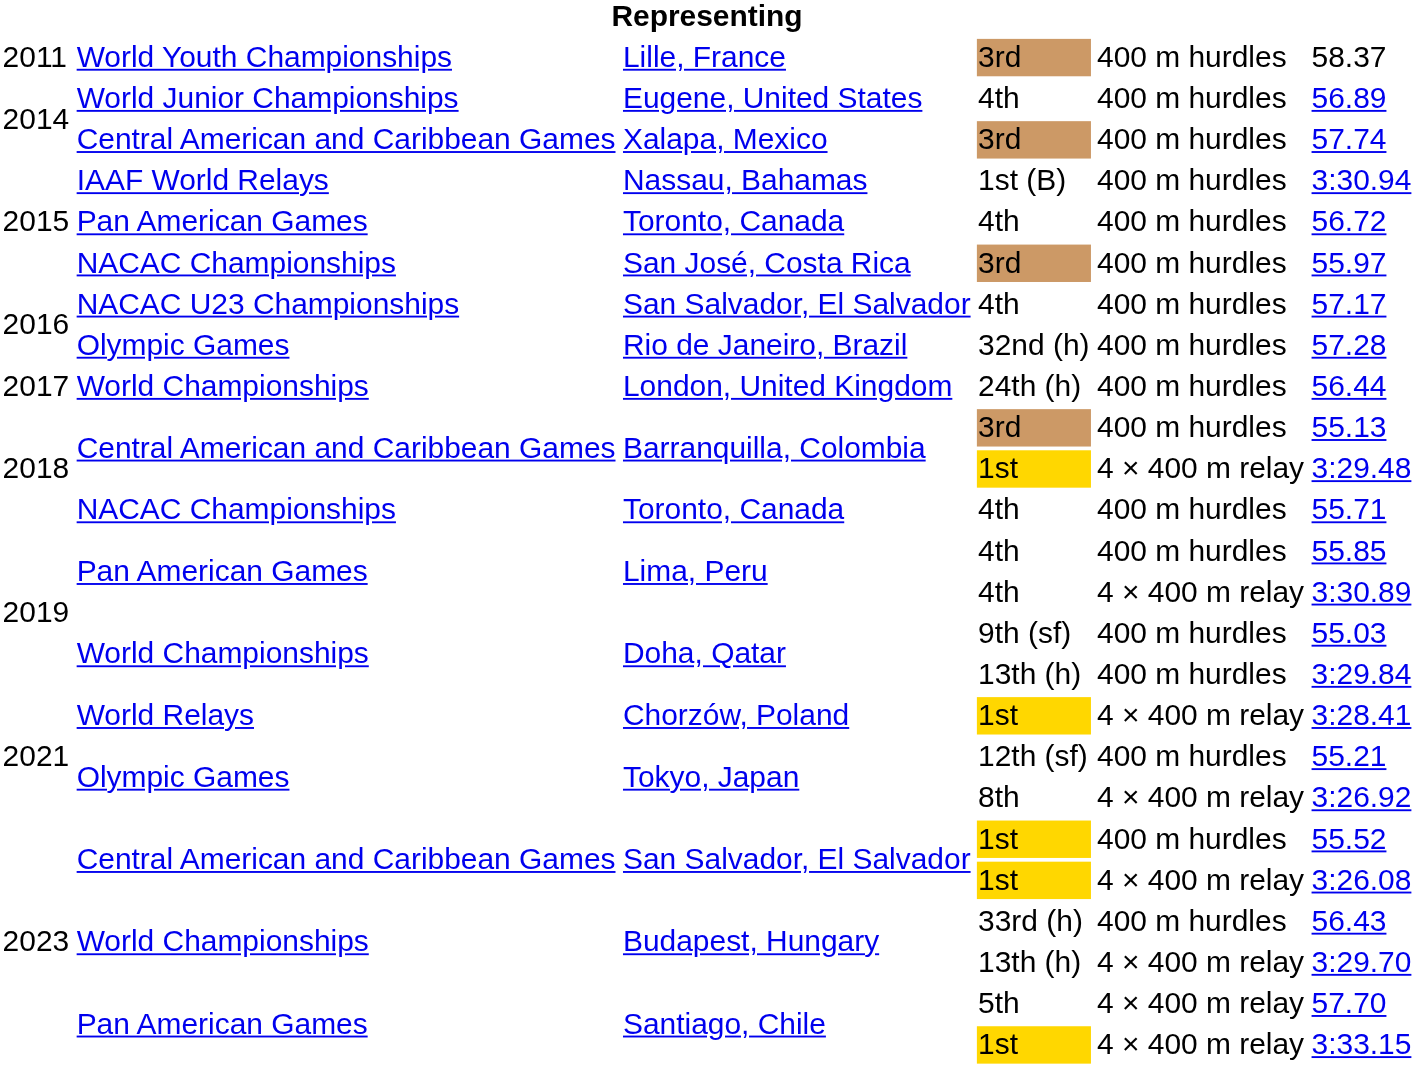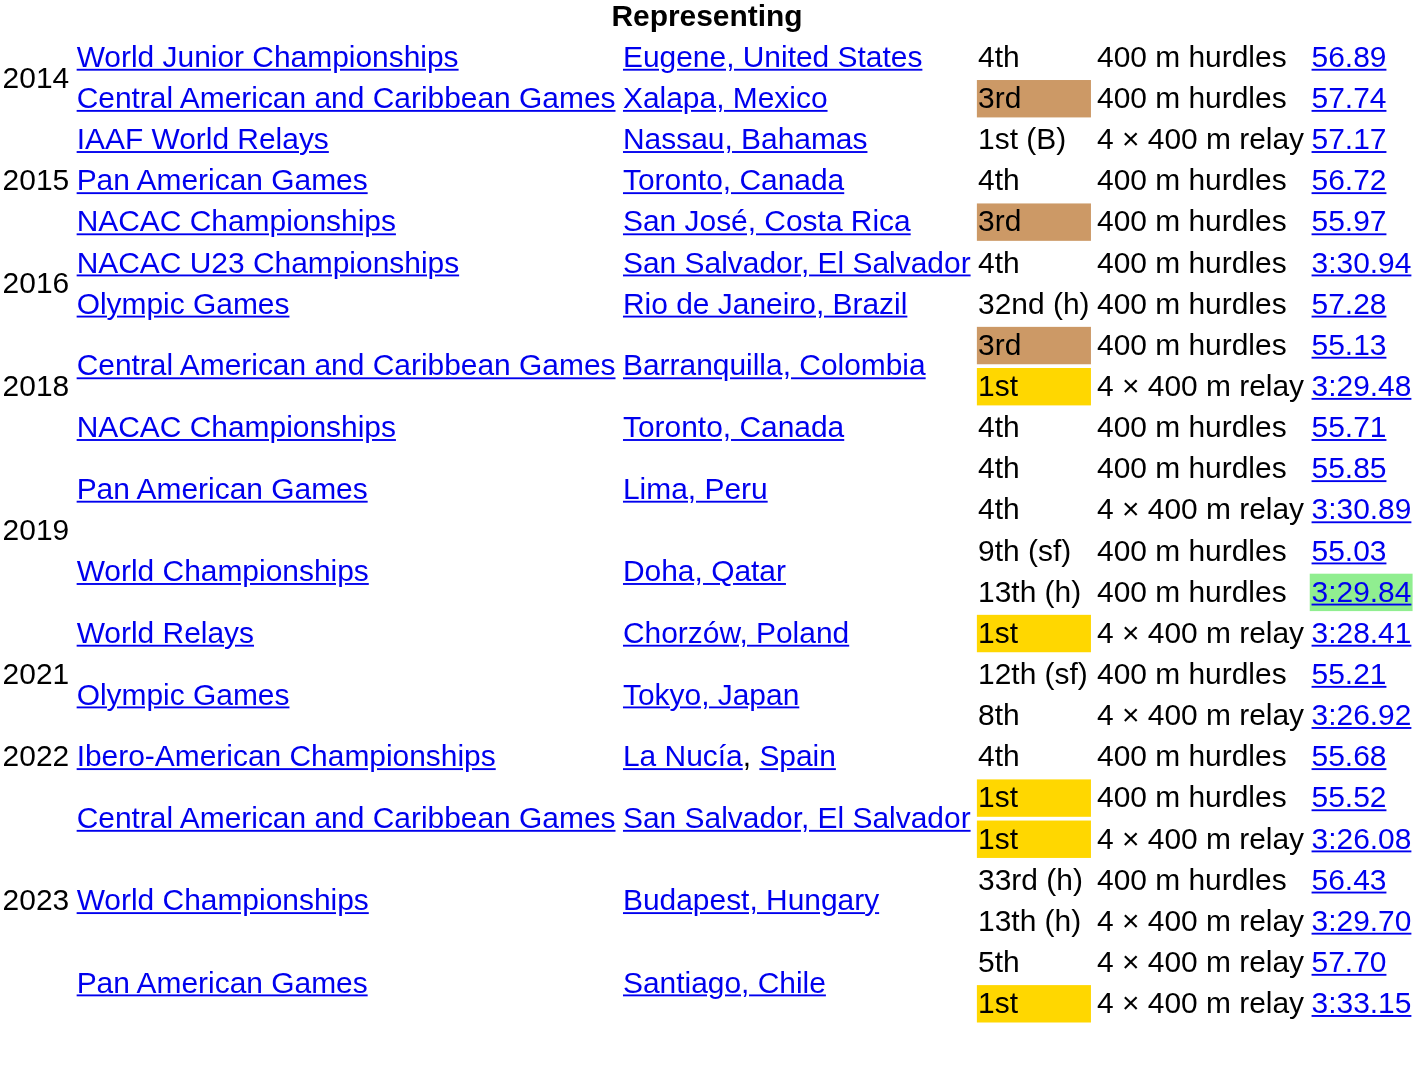- row: (704, 57)
(1192, 180) 400 m hurdles -> (1201, 139) 4 × 400 m relay
(1361, 180) 3:30.94 -> (1349, 139) 57.17
(1349, 303) 57.17 -> (1361, 262) 3:30.94
- row: (788, 386)
(1361, 674) no background -> (1361, 591) lightgreen background
+ row: (729, 756)
